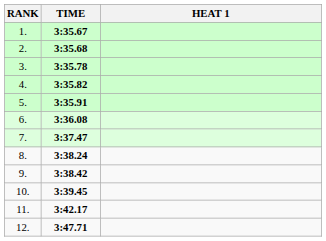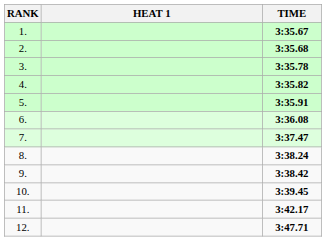columns swapped: (211, 13) <-> (71, 13)
